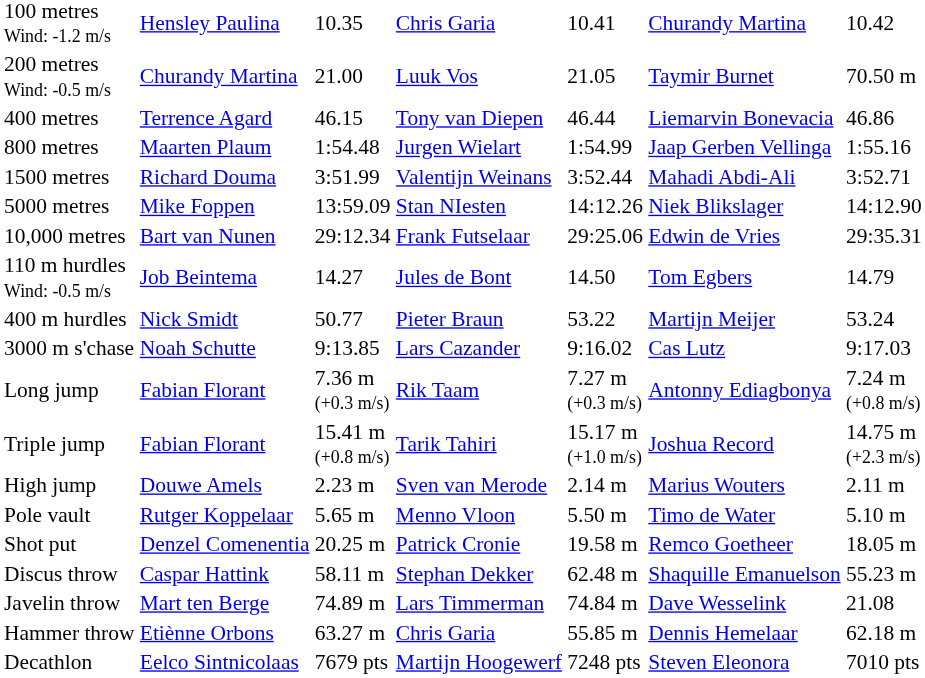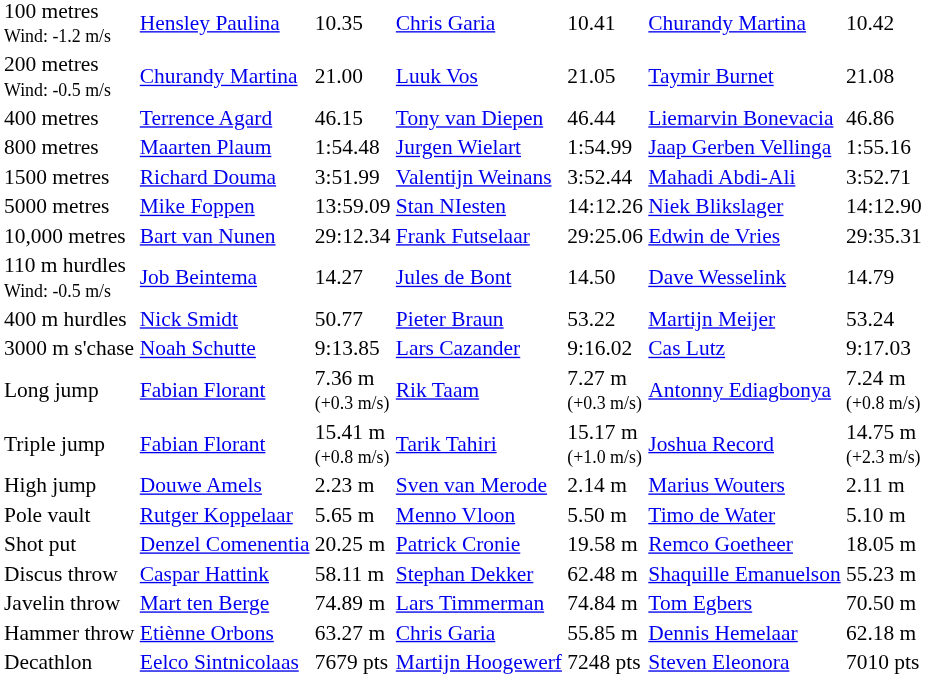(881, 76) 70.50 m -> (870, 76) 21.08
(700, 277) Tom Egbers -> (717, 277) Dave Wesselink
(717, 603) Dave Wesselink -> (700, 603) Tom Egbers
(870, 603) 21.08 -> (881, 603) 70.50 m
